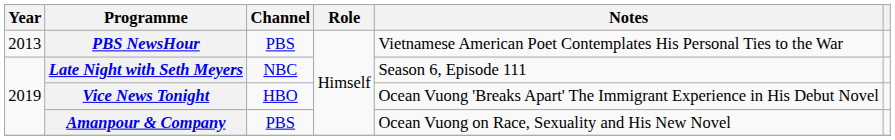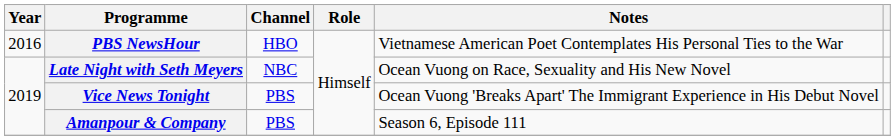(25, 43) 2013 -> (25, 43) 2016
(280, 43) PBS -> (280, 43) HBO
(452, 69) Season 6, Episode 111 -> (555, 69) Ocean Vuong on Race, Sexuality and His New Novel
(280, 95) HBO -> (280, 95) PBS
(555, 122) Ocean Vuong on Race, Sexuality and His New Novel -> (452, 122) Season 6, Episode 111
